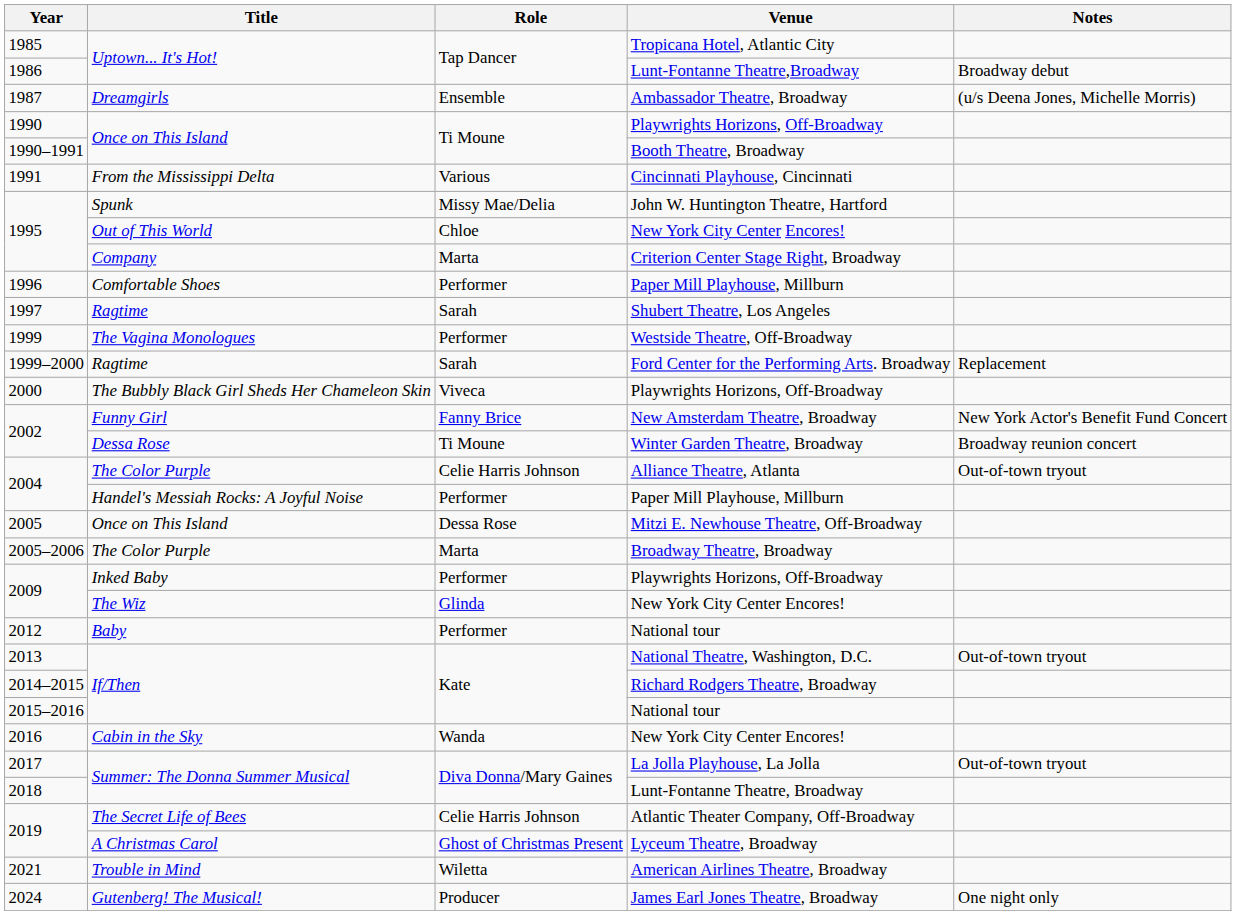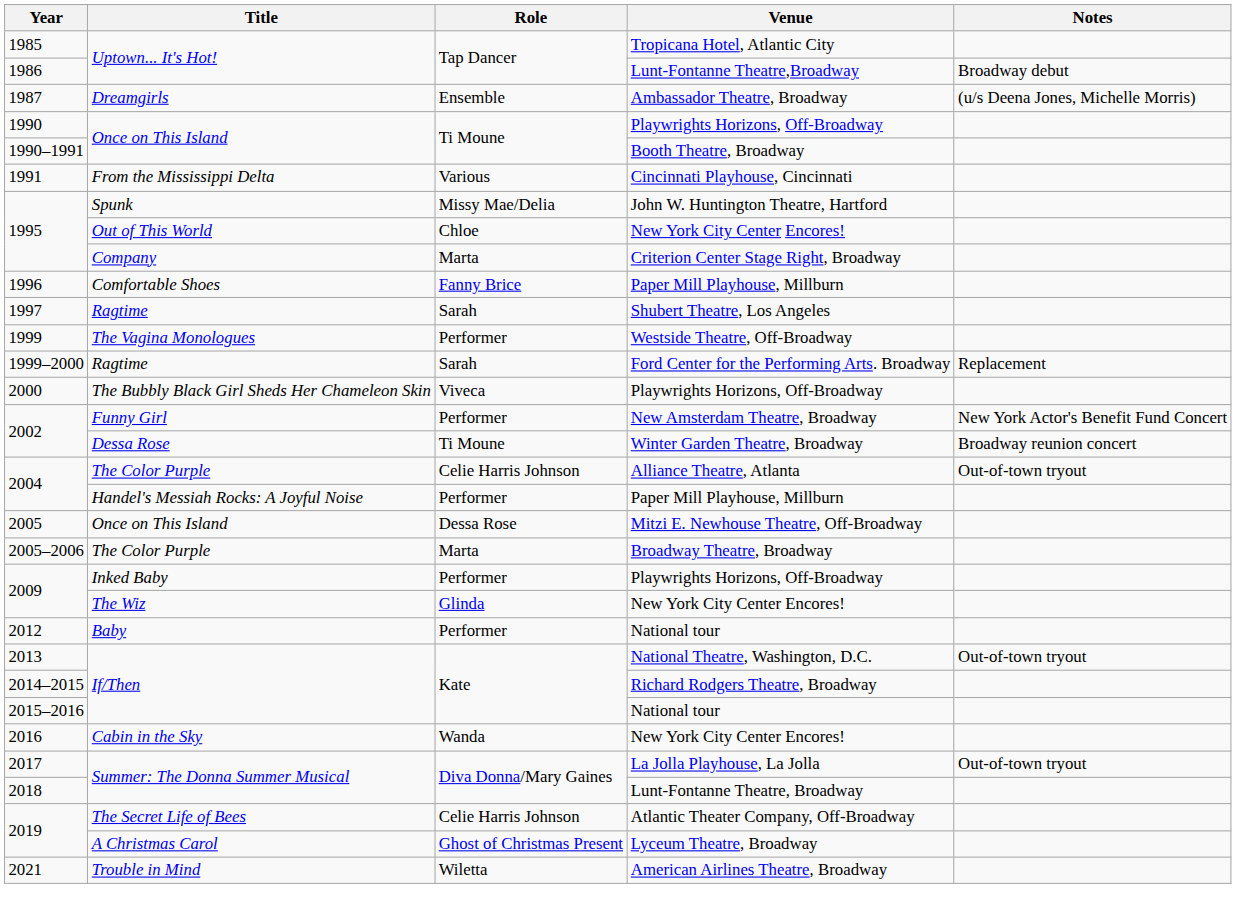(473, 284) Performer -> (480, 284) Fanny Brice
(480, 417) Fanny Brice -> (473, 417) Performer
- row: (25, 897)
